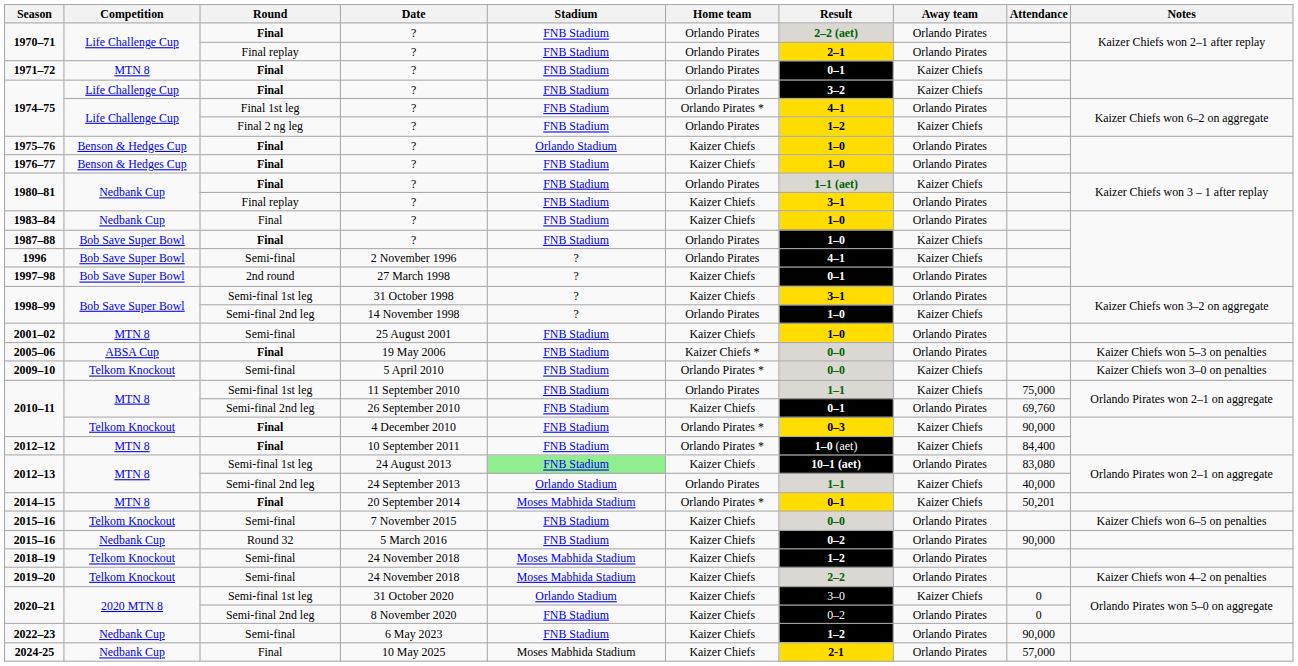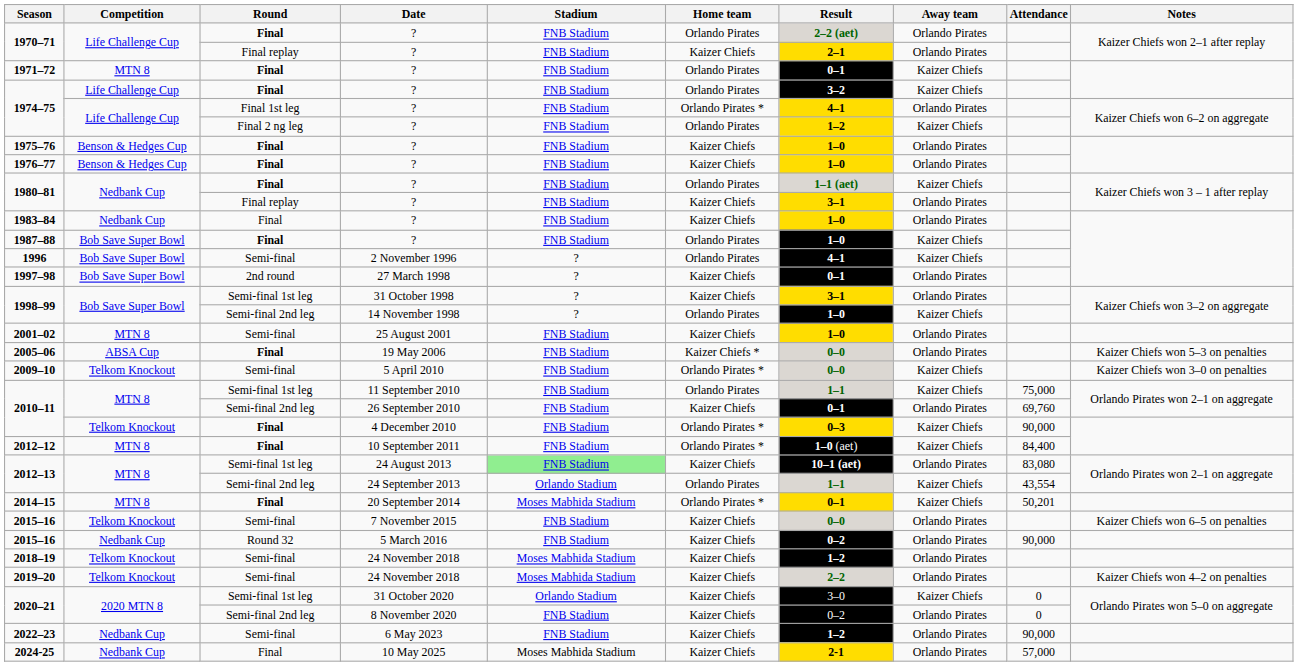(722, 51) Orlando Pirates -> (722, 51) Kaizer Chiefs
(576, 145) Orlando Stadium -> (576, 145) FNB Stadium
(1039, 483) 40,000 -> (1039, 483) 43,554
